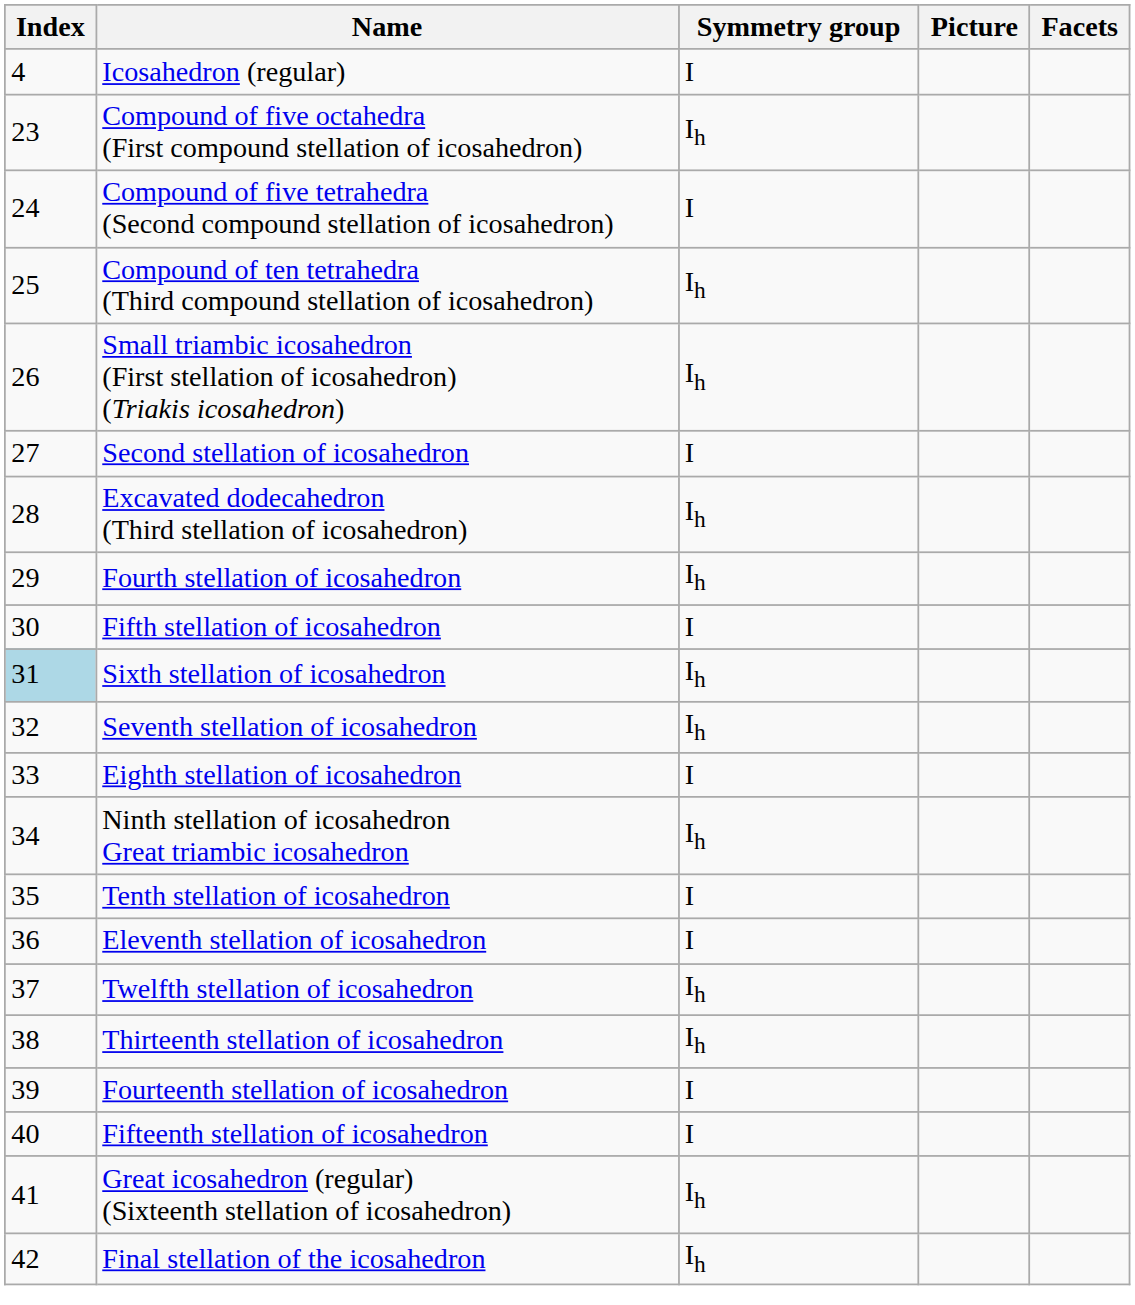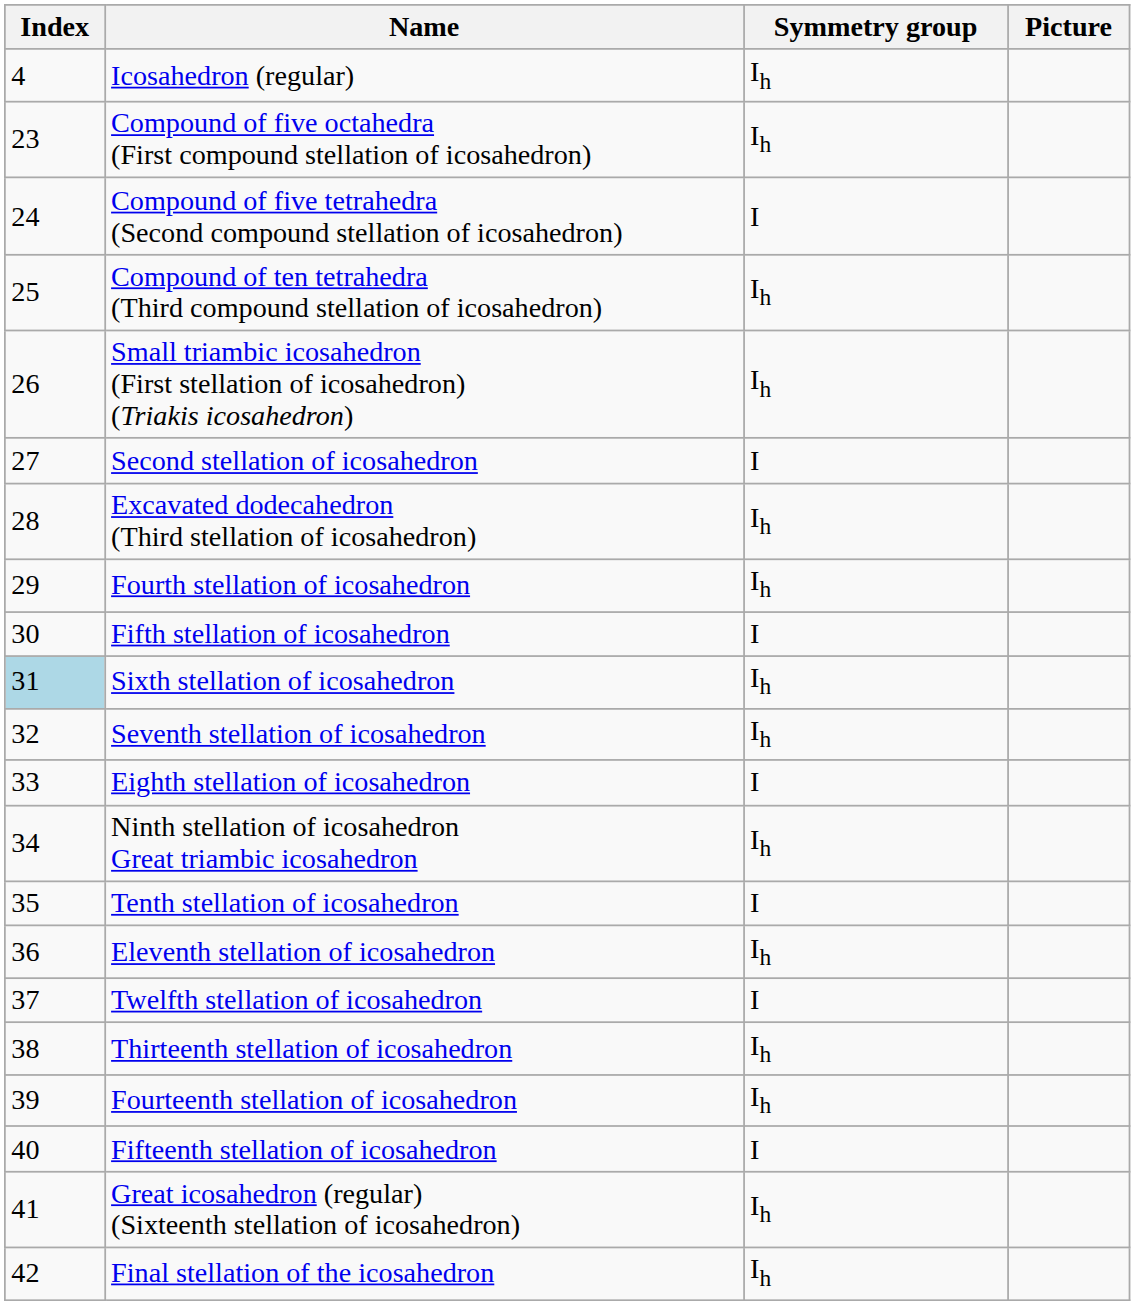- column: (1080, 26)
(689, 71) I -> (761, 75) Ih
(689, 940) I -> (761, 951) Ih
(695, 988) Ih -> (755, 999) I
(689, 1089) I -> (761, 1100) Ih
